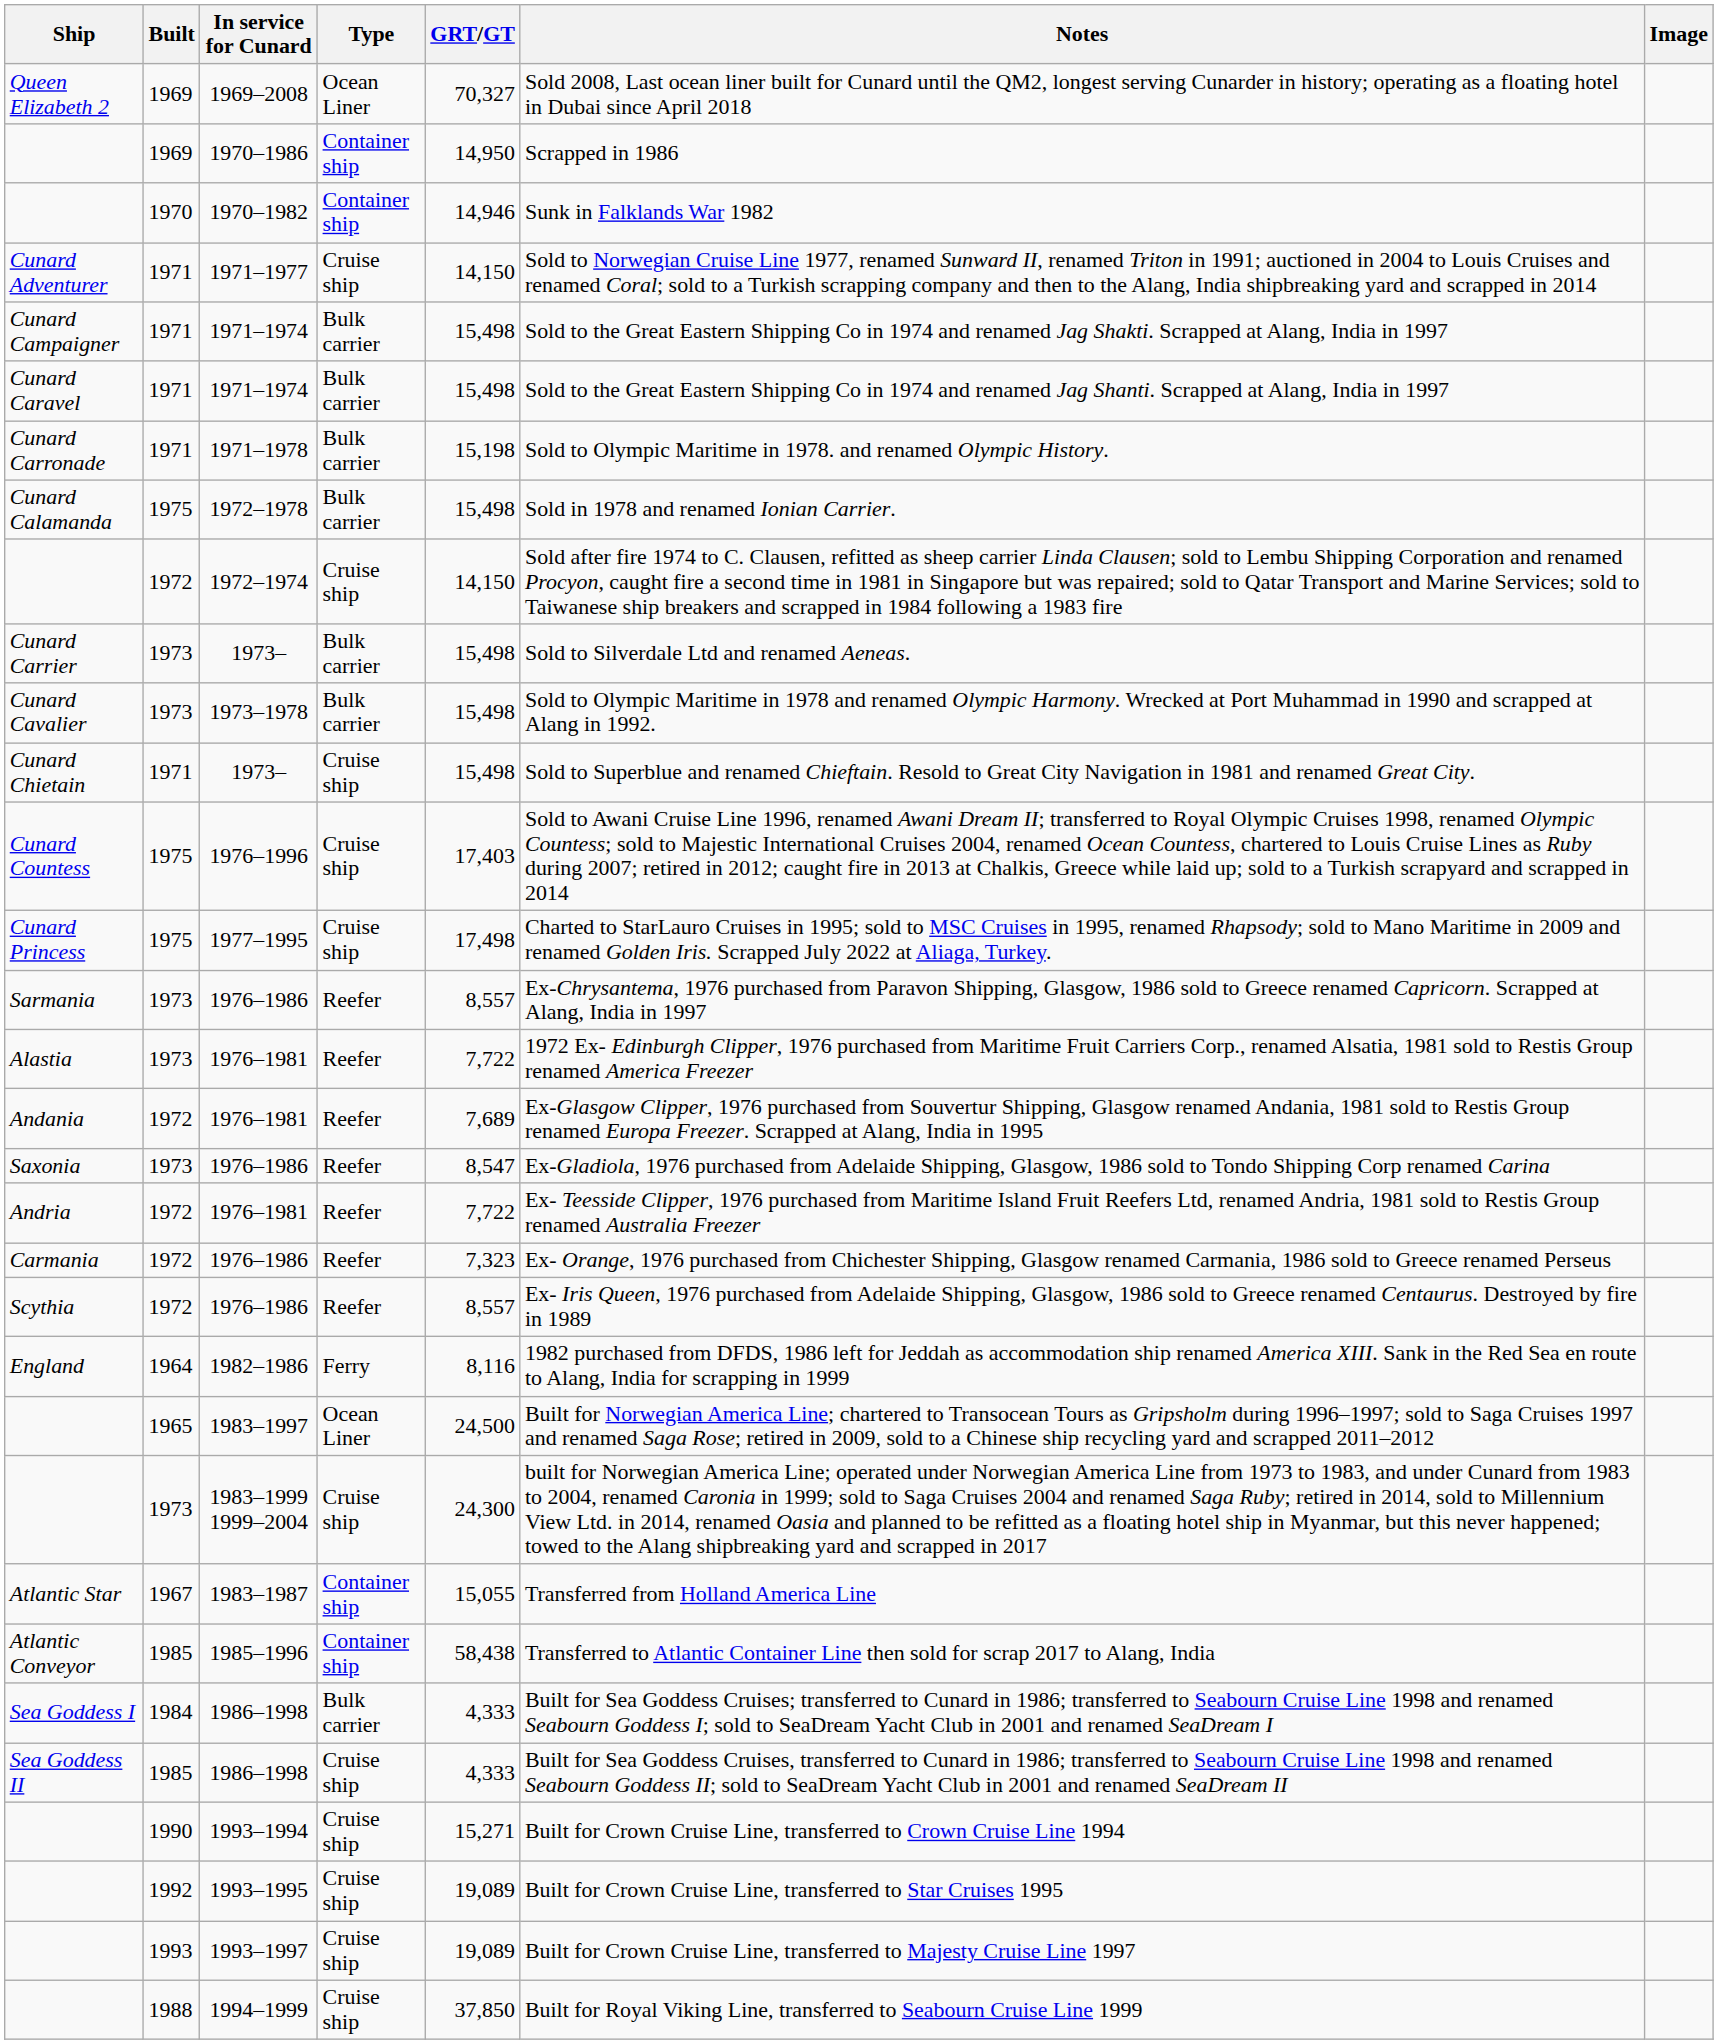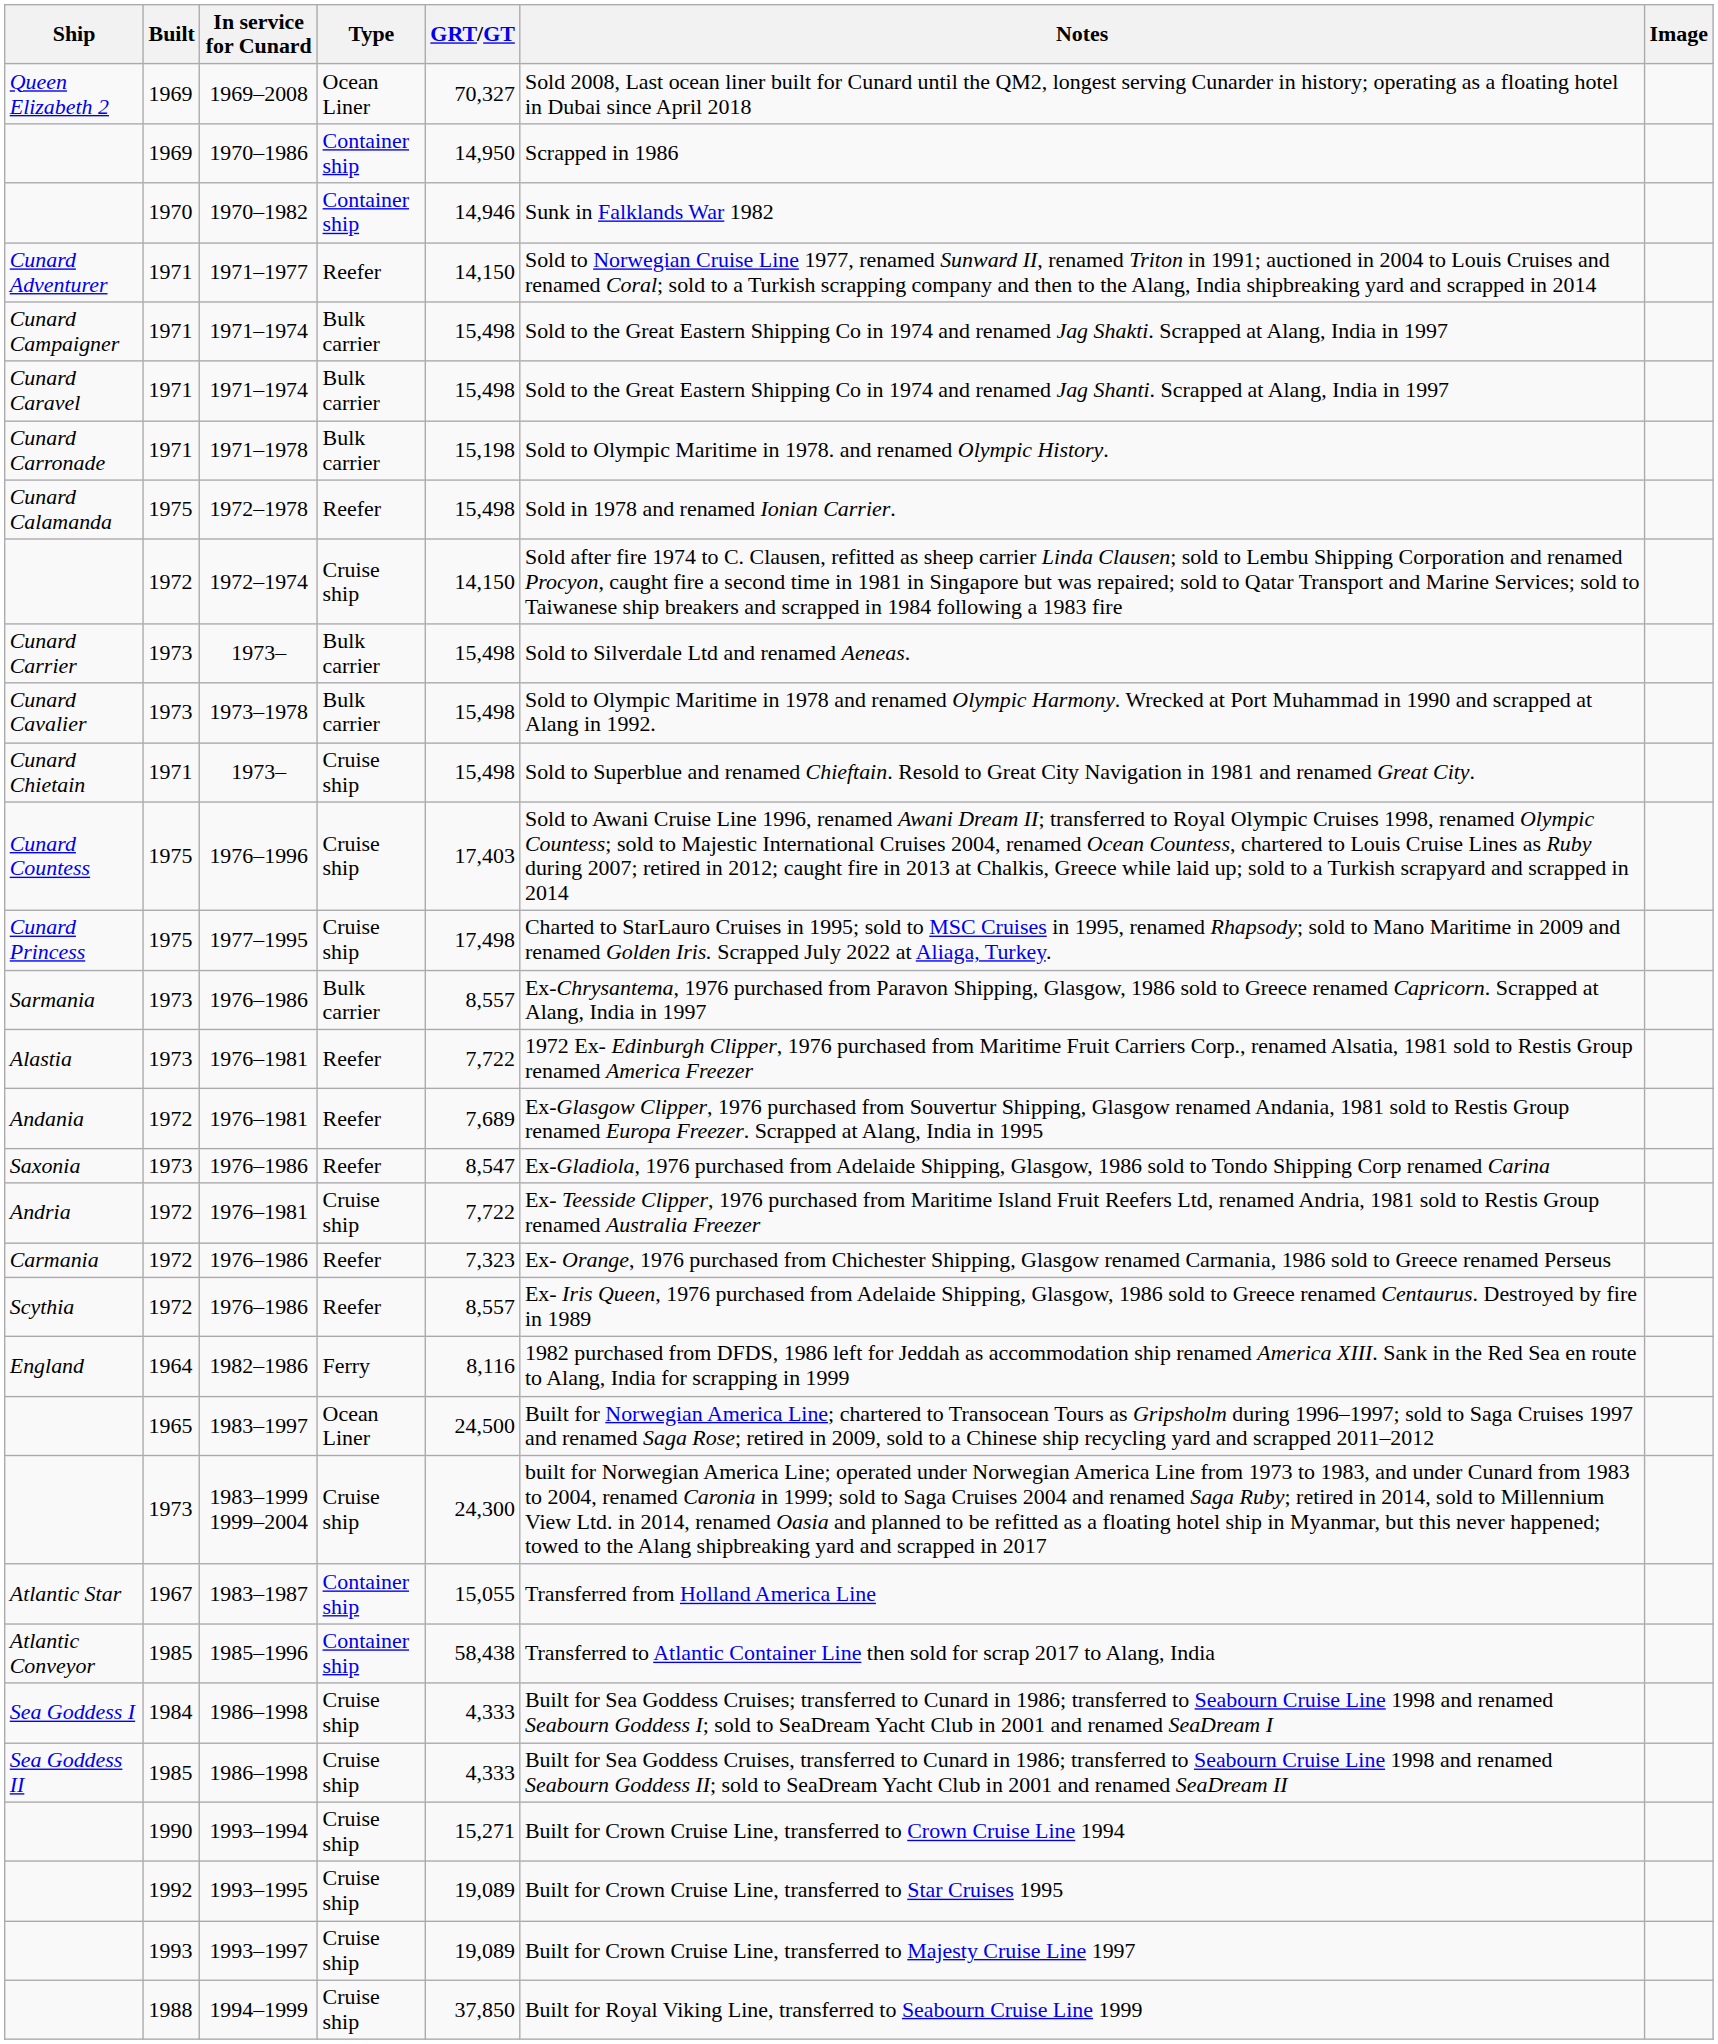(351, 271) Cruise ship -> (352, 271) Reefer
(351, 509) Bulk carrier -> (352, 509) Reefer
(352, 999) Reefer -> (351, 999) Bulk carrier
(352, 1212) Reefer -> (351, 1212) Cruise ship
(351, 1712) Bulk carrier -> (351, 1712) Cruise ship
